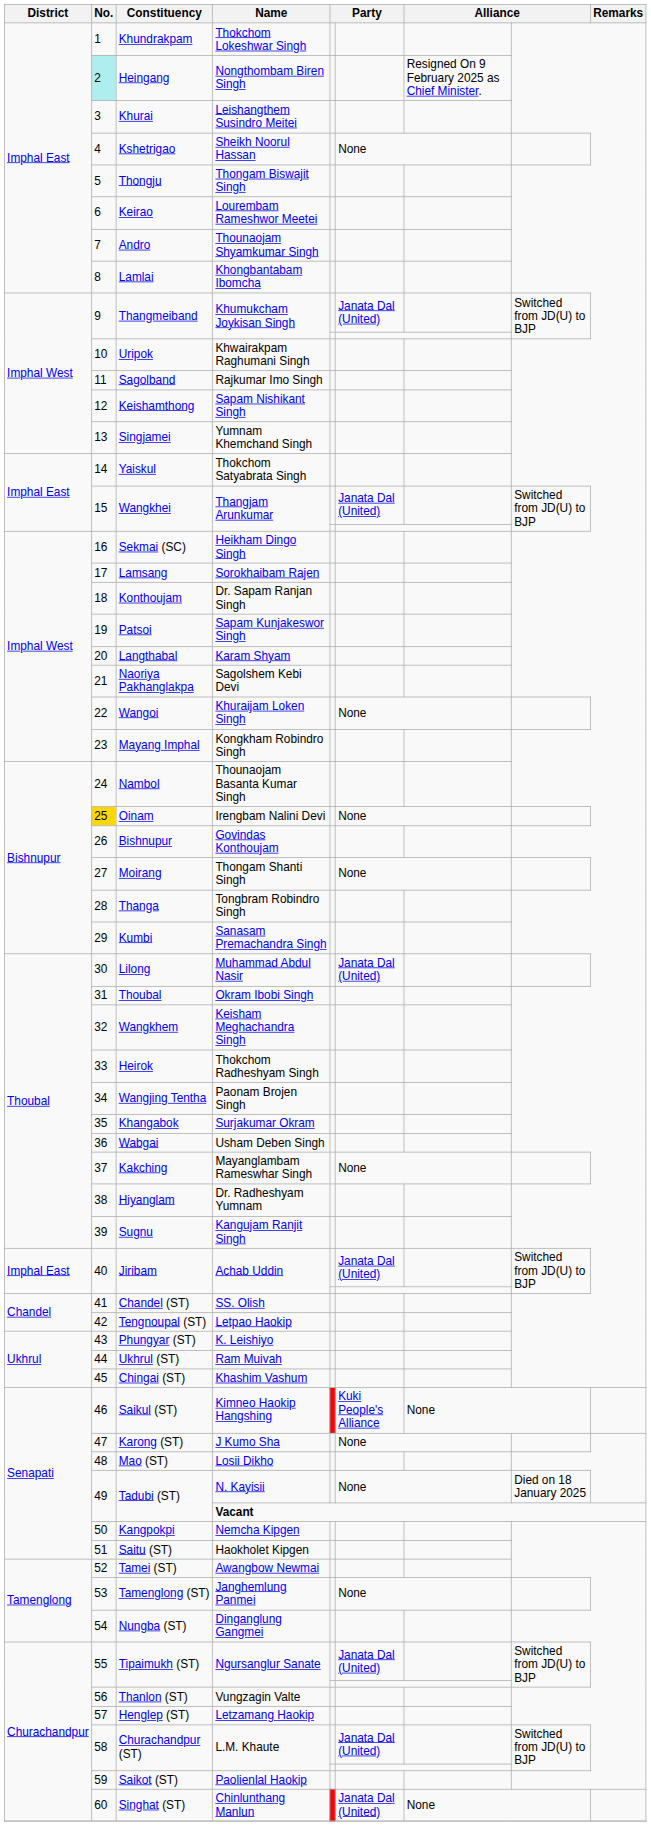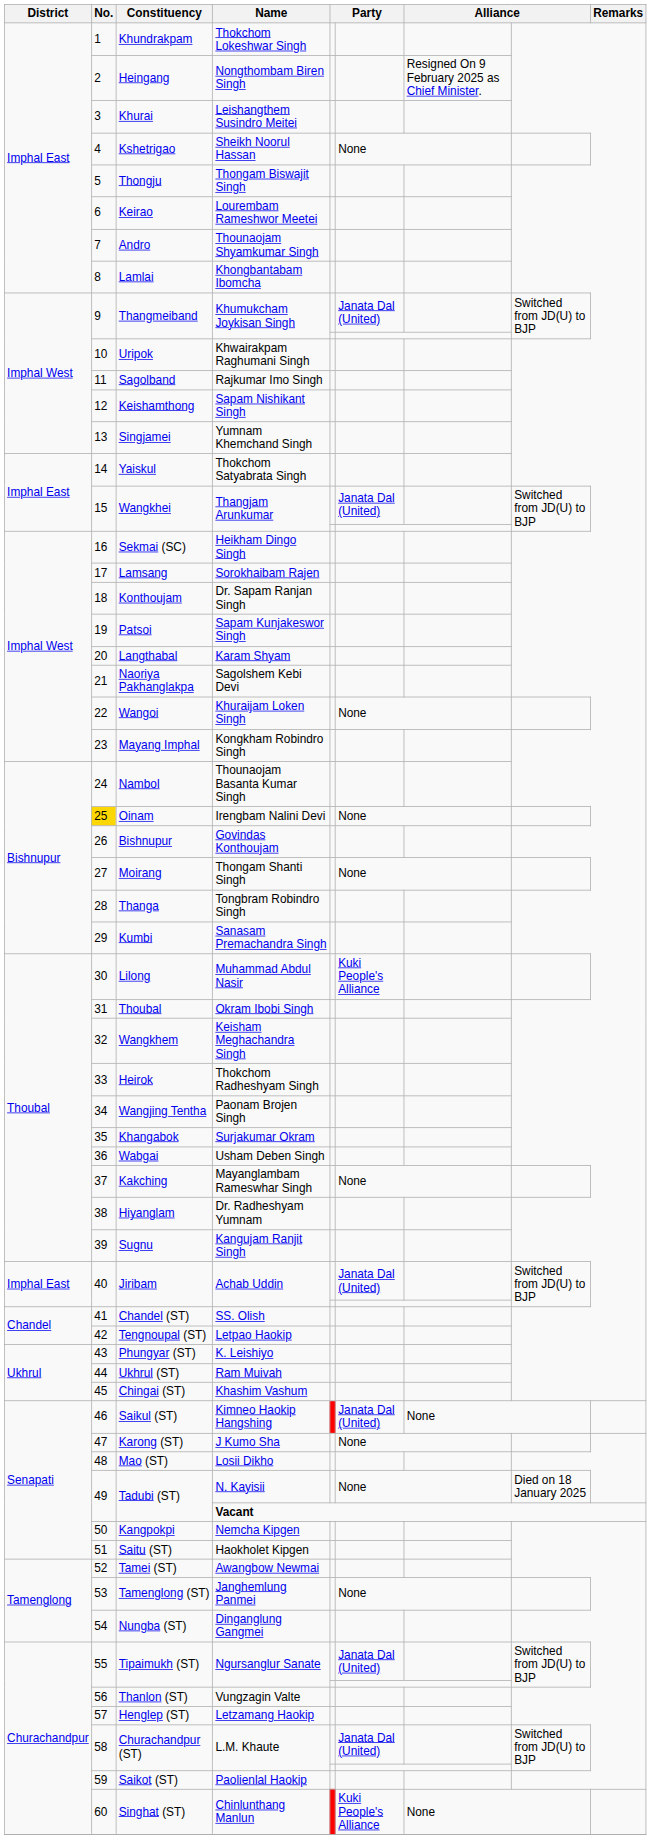(97, 78) paleturquoise background -> (97, 78) no background
(366, 970) Janata Dal (United) -> (361, 976) Kuki People's Alliance
(361, 1410) Kuki People's Alliance -> (366, 1417) Janata Dal (United)
(366, 1805) Janata Dal (United) -> (361, 1811) Kuki People's Alliance
